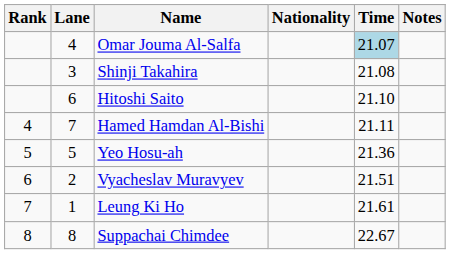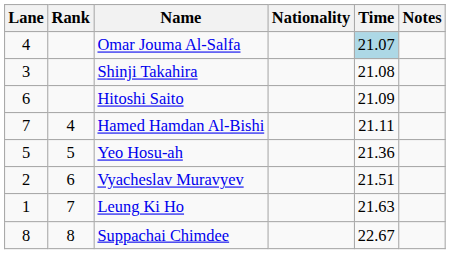columns swapped: (28, 18) <-> (72, 18)
(376, 99) 21.10 -> (376, 99) 21.09
(376, 207) 21.61 -> (376, 207) 21.63
